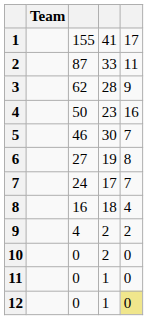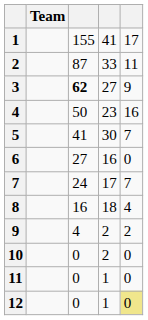(80, 87) normal -> (80, 87) bold
(109, 87) 28 -> (109, 87) 27
(80, 135) 46 -> (80, 135) 41
(109, 159) 19 -> (109, 159) 16
(127, 159) 8 -> (127, 159) 0
